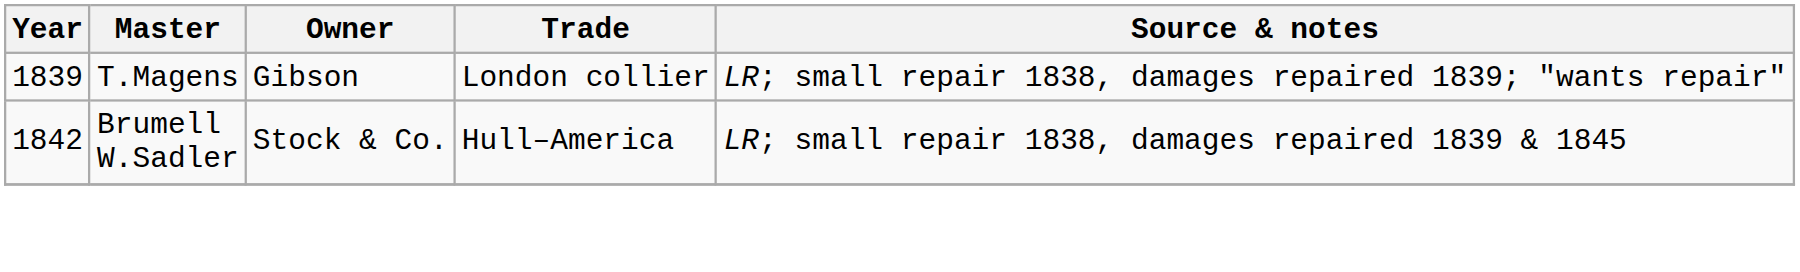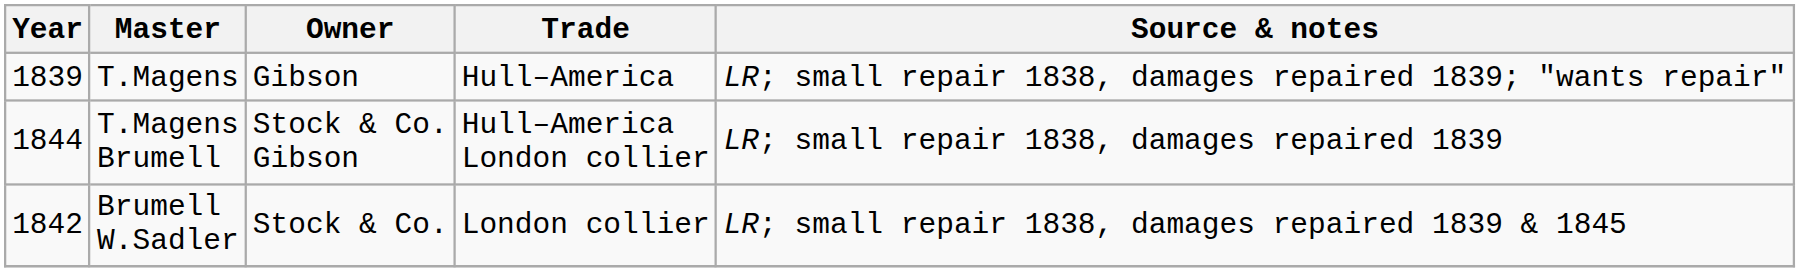(586, 77) London collier -> (568, 77) Hull–America
+ row: (168, 142)
(568, 142) Hull–America -> (586, 225) London collier
